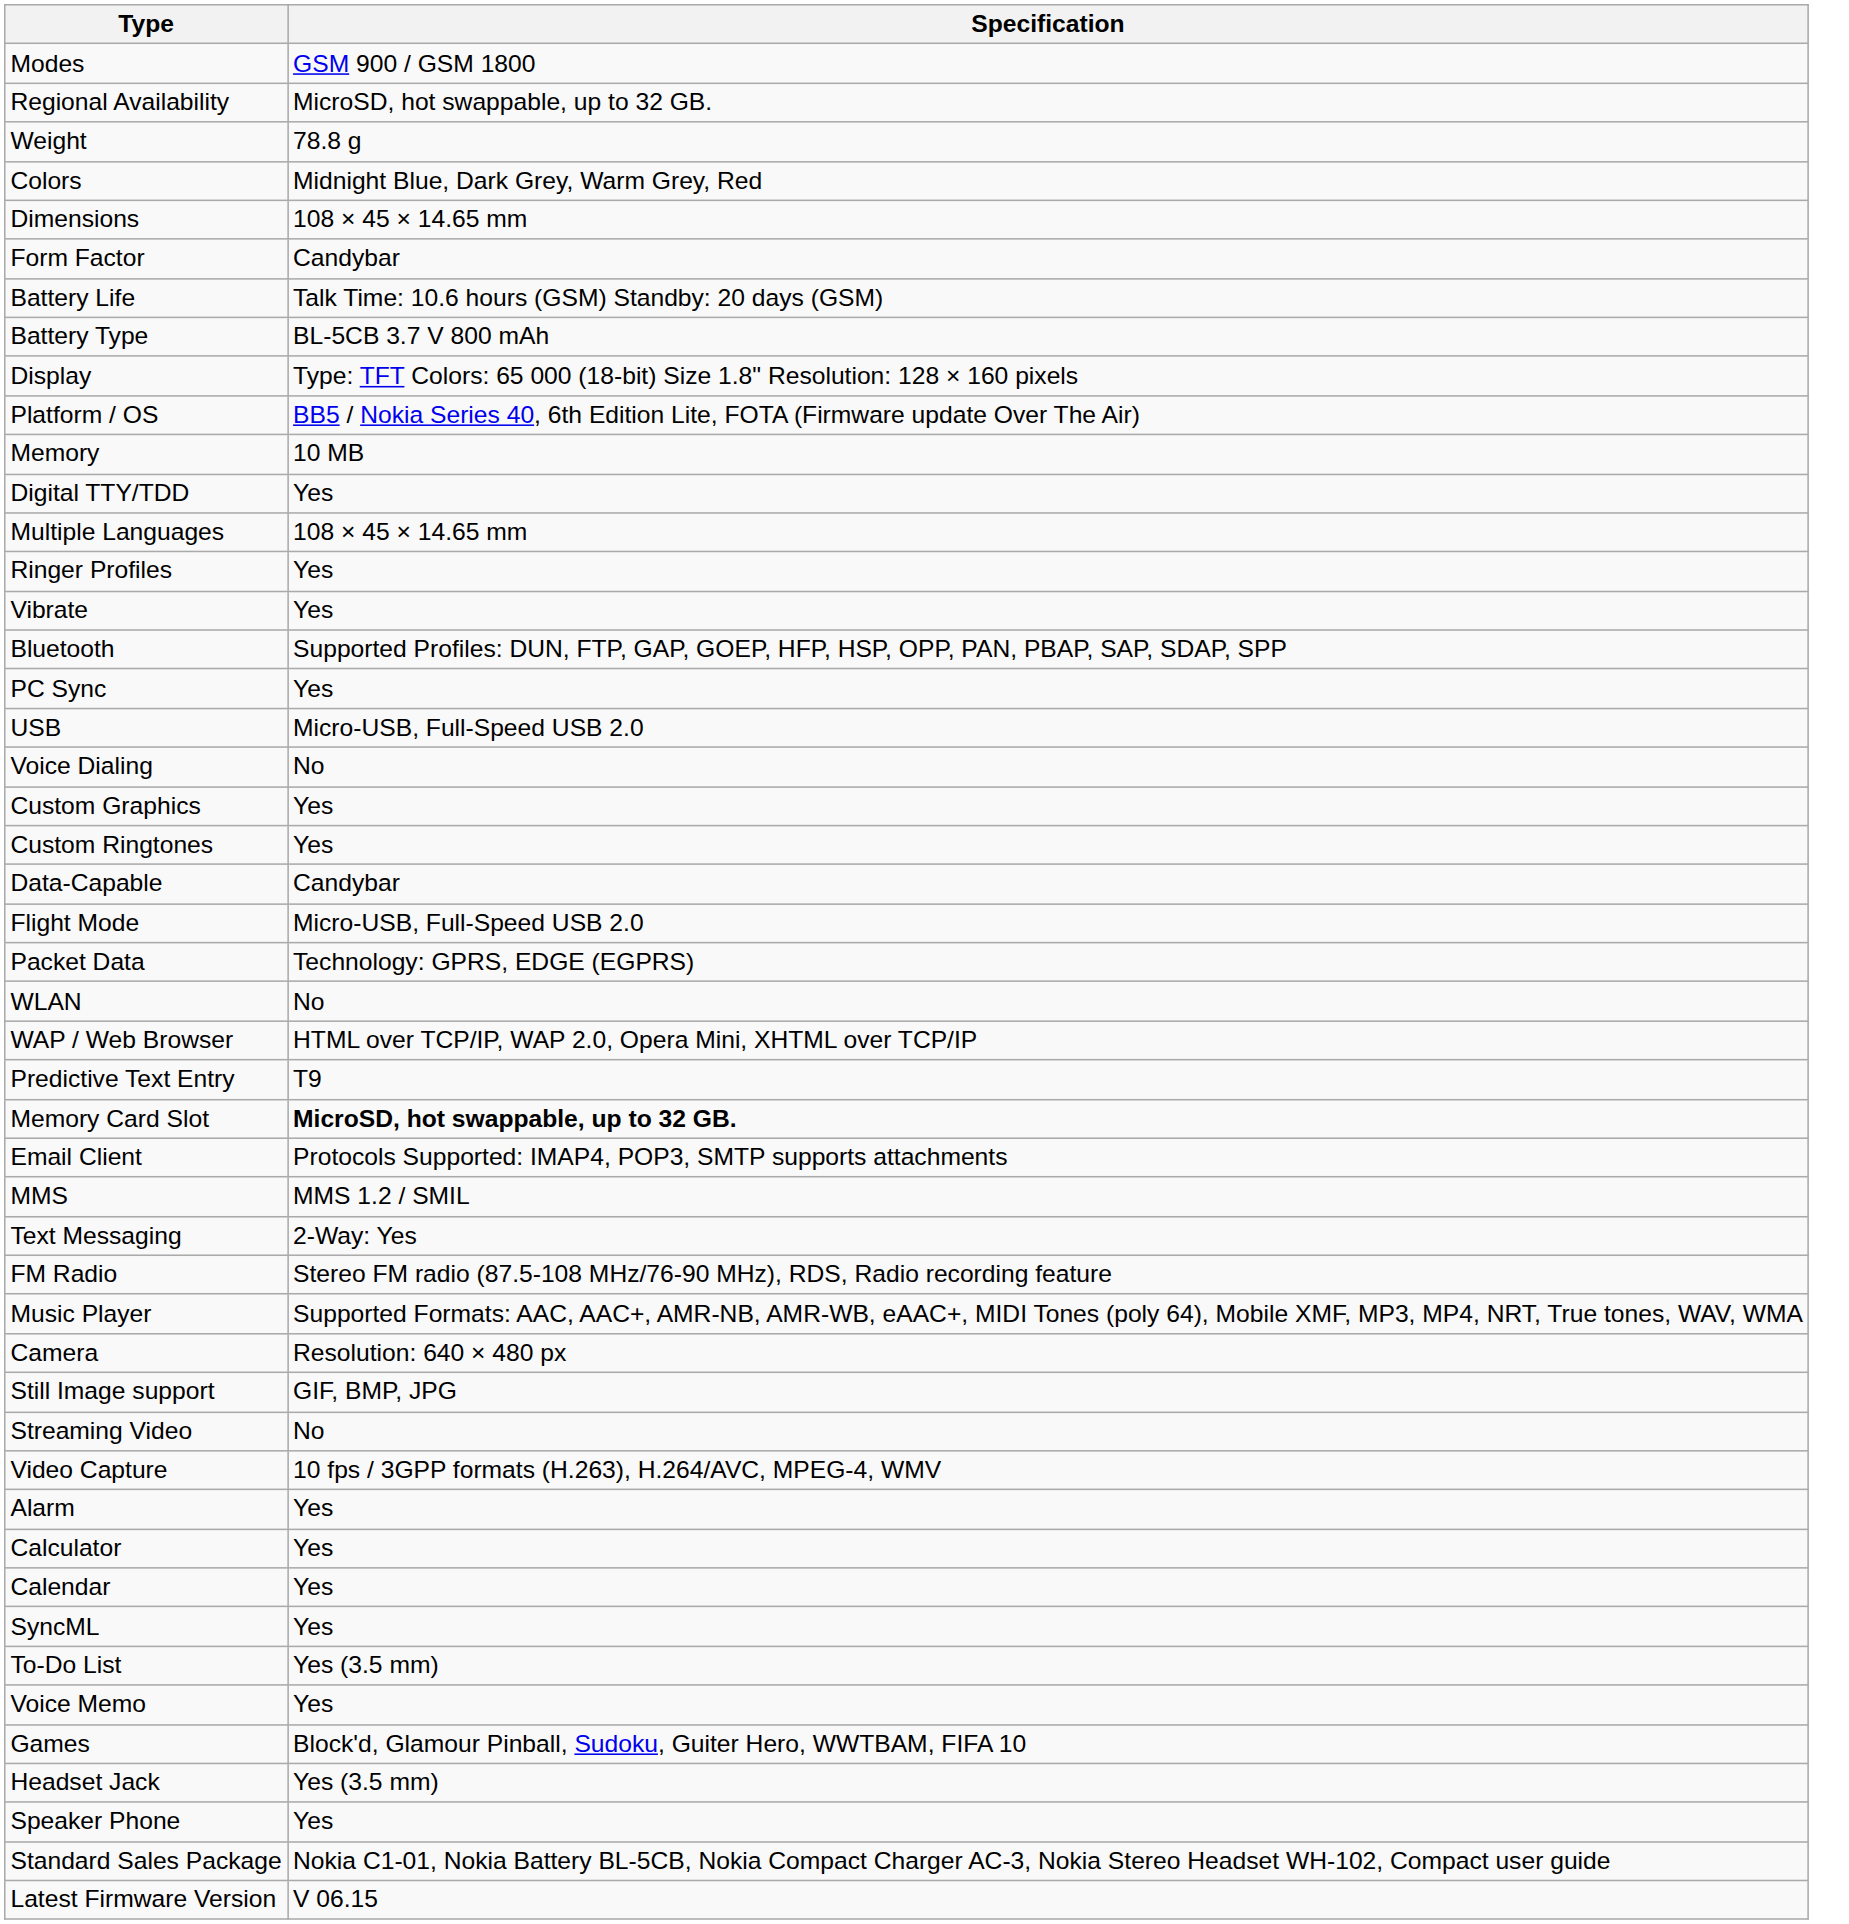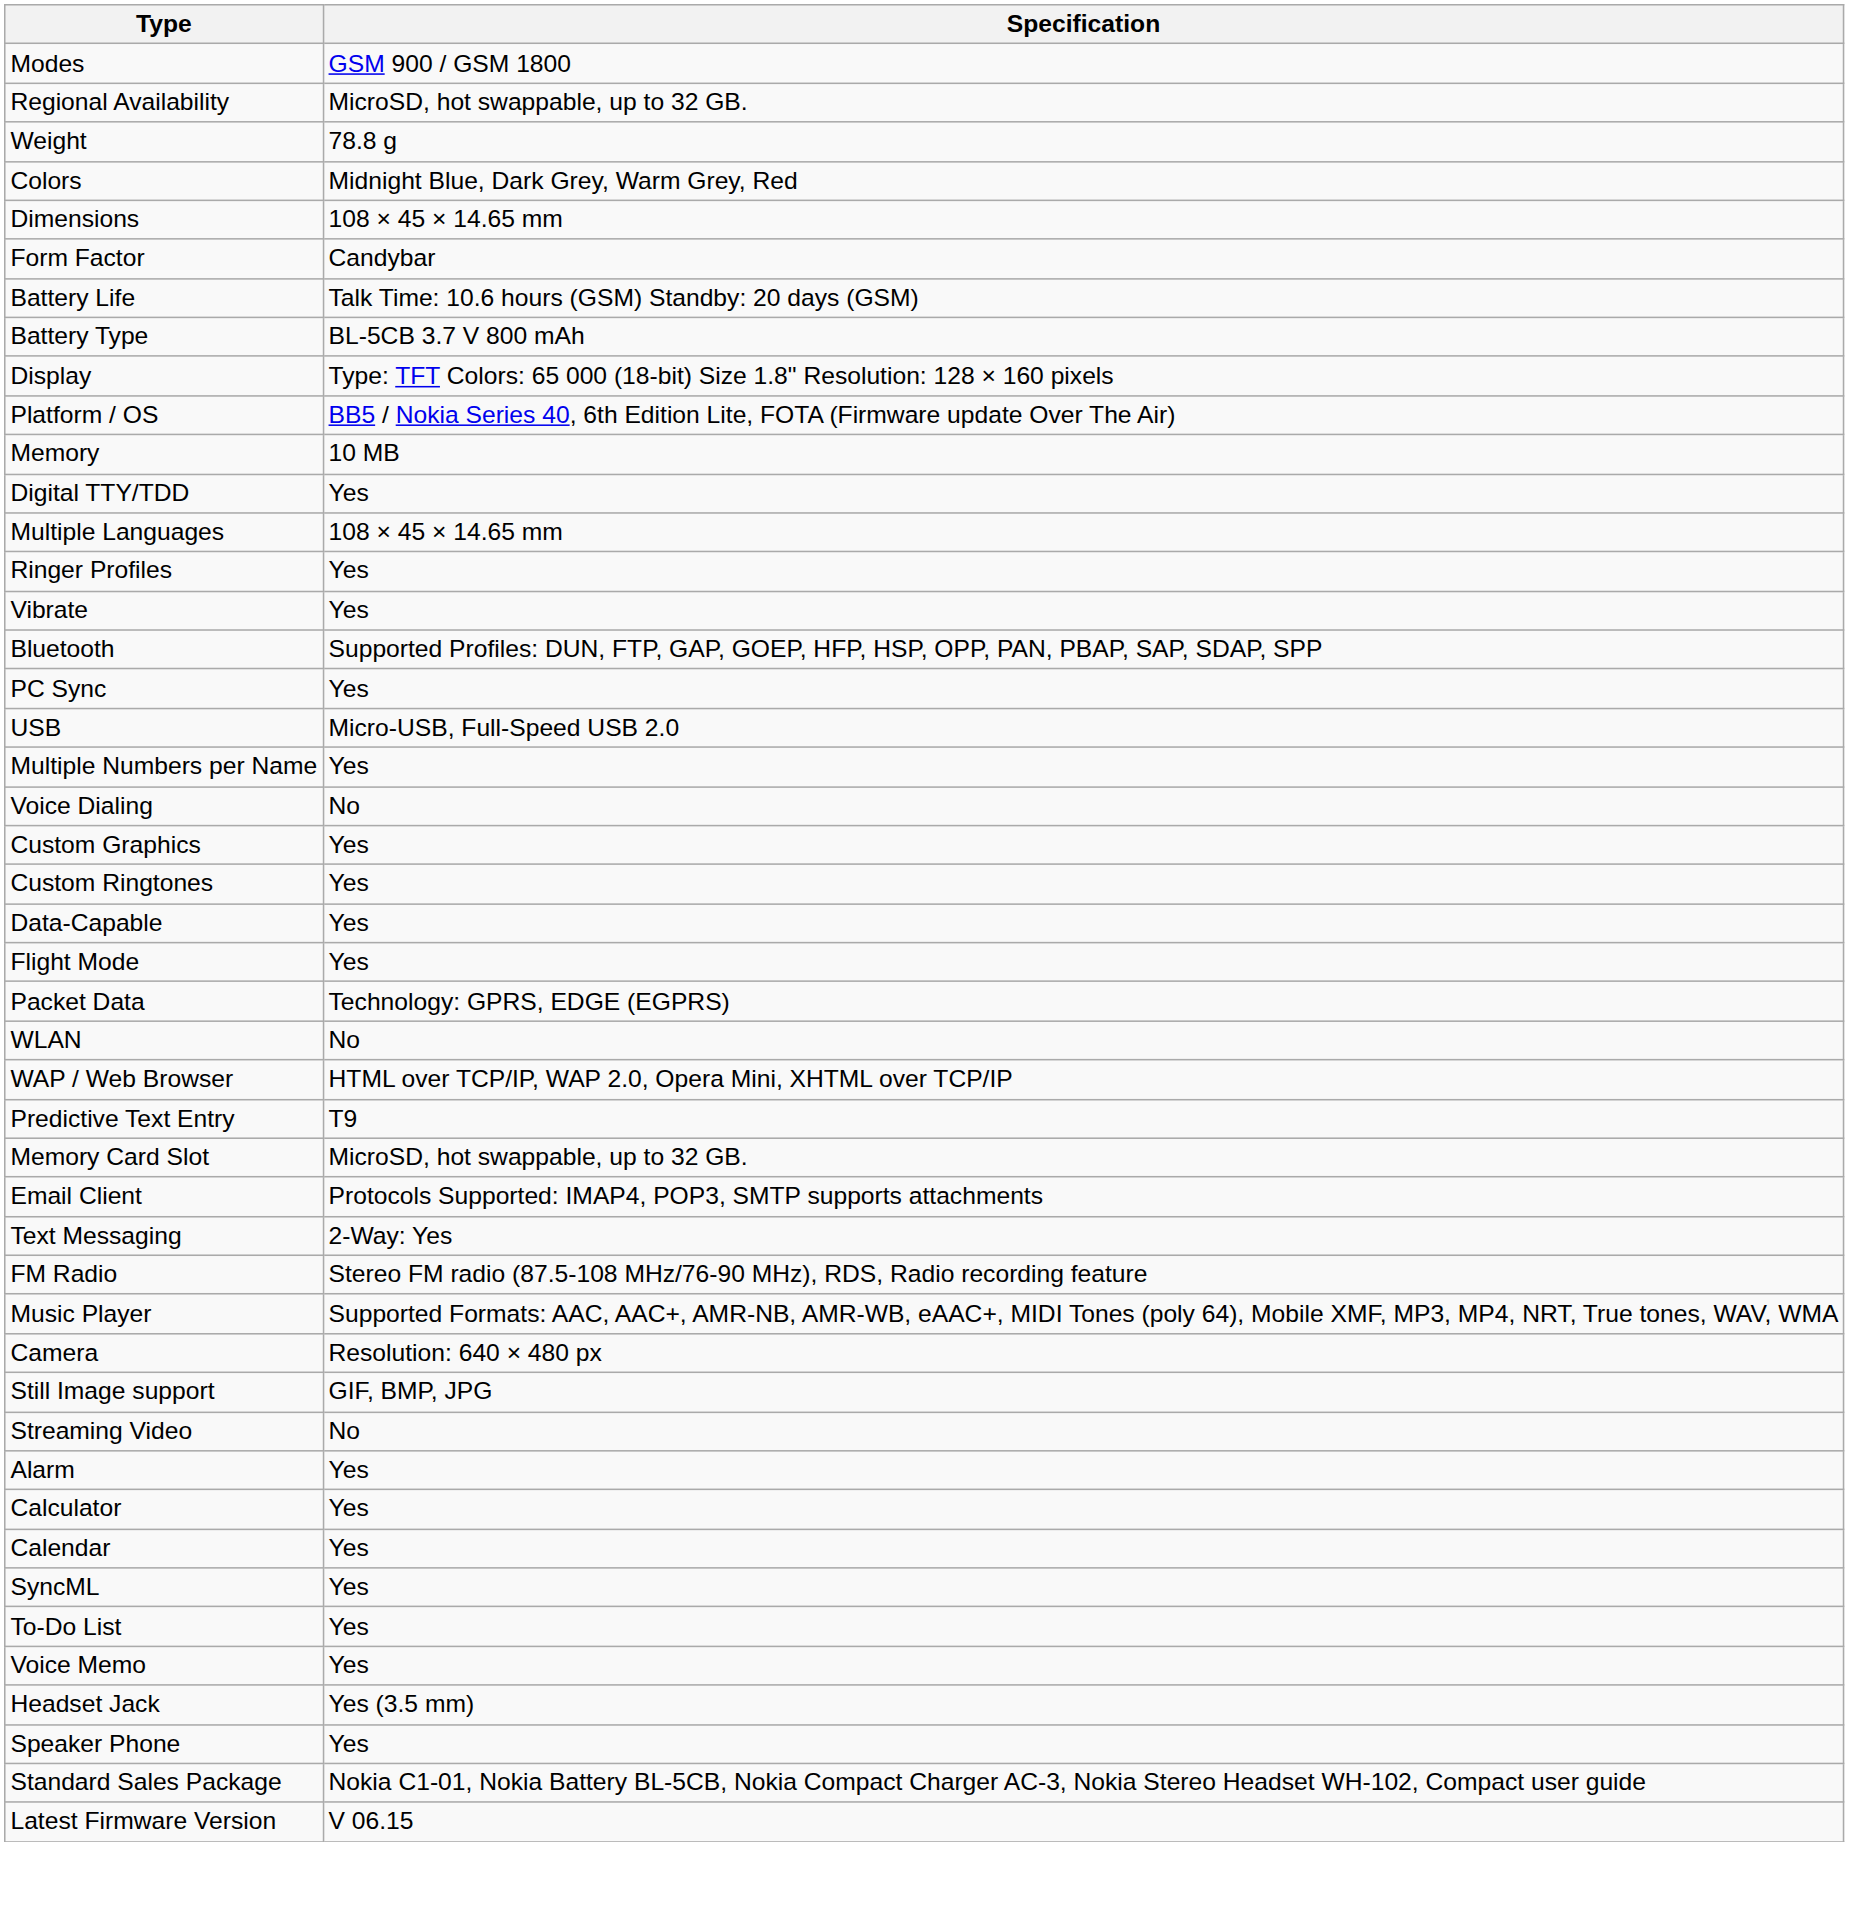+ row: (164, 766)
(346, 883) Candybar -> (349, 922) Yes
(468, 922) Micro-USB, Full-Speed USB 2.0 -> (349, 961) Yes
(515, 1118) bold -> (538, 1157) normal
- row: (39, 1196)
- row: (89, 1469)
(366, 1665) Yes (3.5 mm) -> (349, 1626) Yes
- row: (50, 1743)
